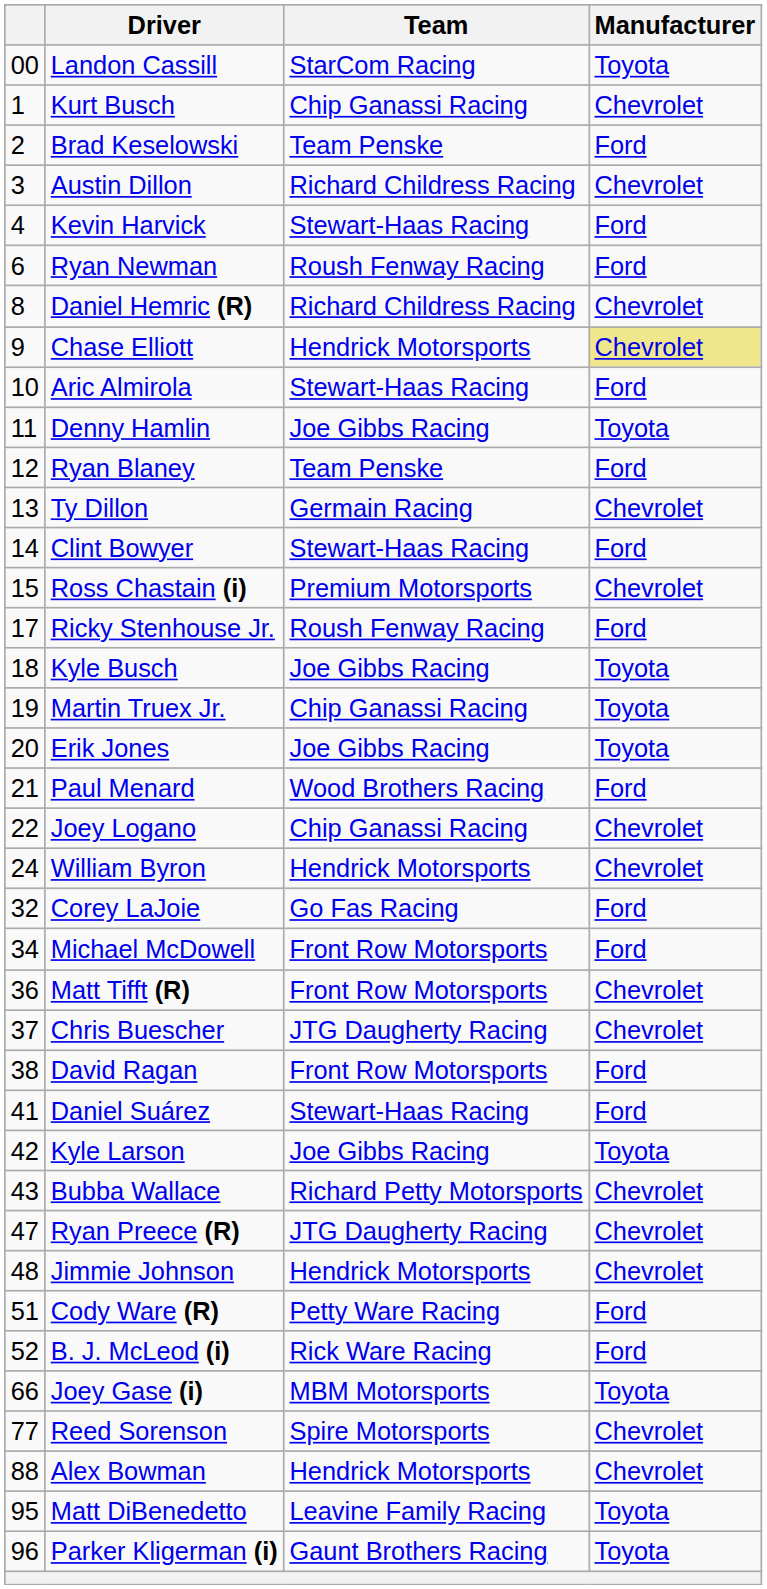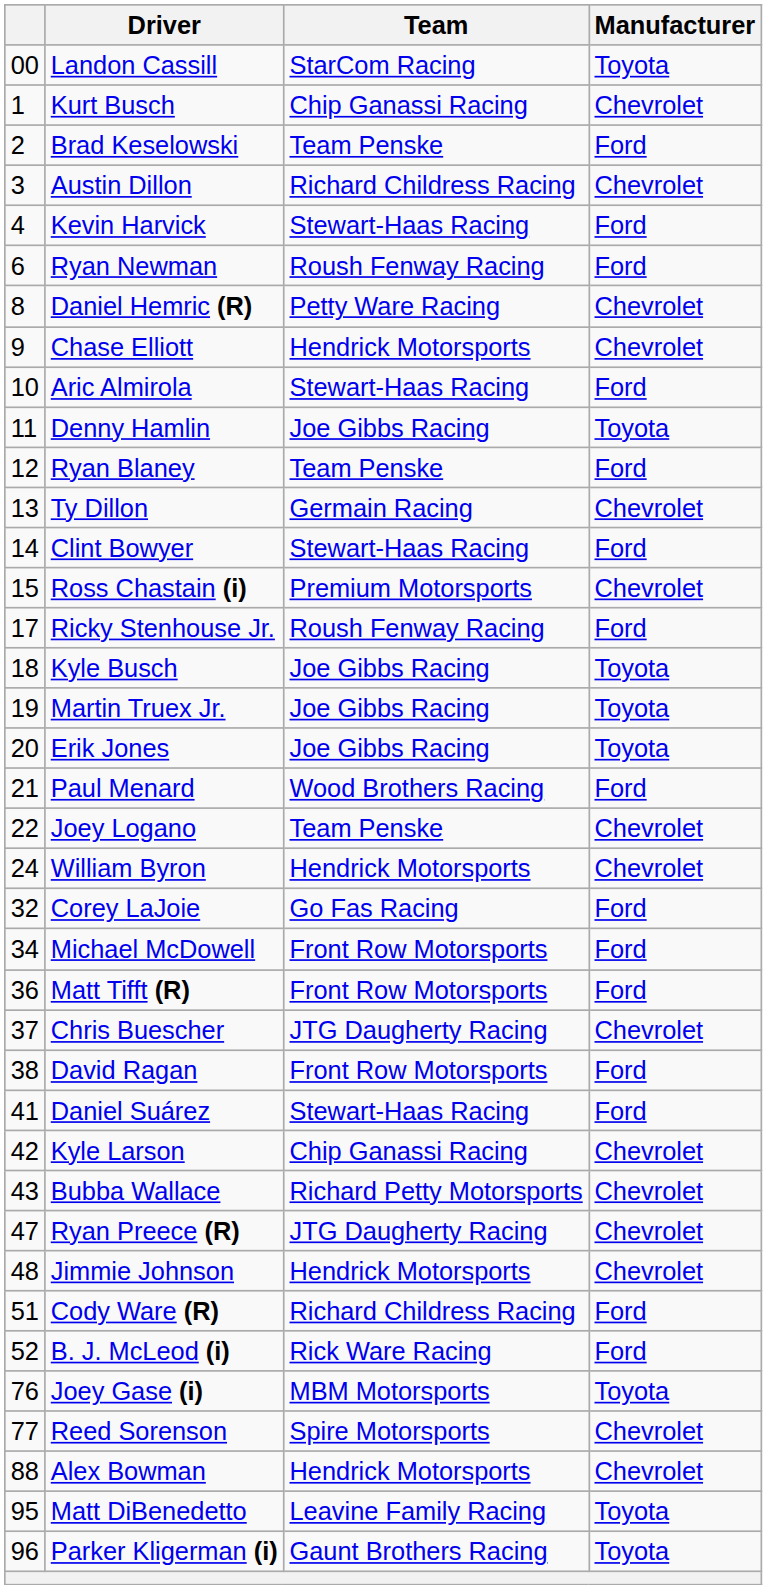(433, 306) Richard Childress Racing -> (395, 306) Petty Ware Racing
(649, 347) khaki background -> (649, 347) no background
(409, 708) Chip Ganassi Racing -> (390, 708) Joe Gibbs Racing
(409, 829) Chip Ganassi Racing -> (366, 829) Team Penske
(649, 990) Chevrolet -> (621, 990) Ford
(390, 1150) Joe Gibbs Racing -> (409, 1150) Chip Ganassi Racing
(632, 1150) Toyota -> (649, 1150) Chevrolet
(395, 1311) Petty Ware Racing -> (433, 1311) Richard Childress Racing
(25, 1391) 66 -> (25, 1391) 76
